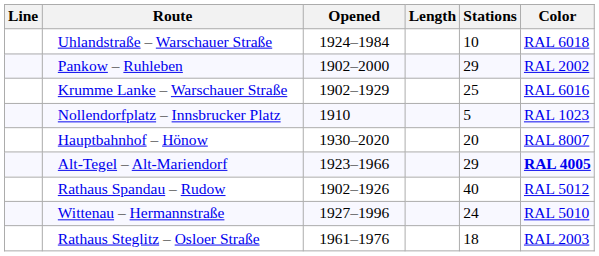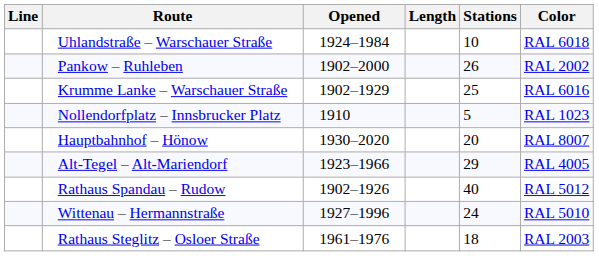(471, 66) 29 -> (471, 66) 26
(557, 164) bold -> (557, 164) normal
